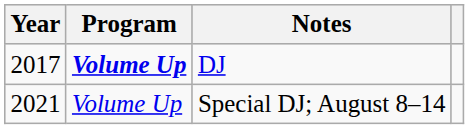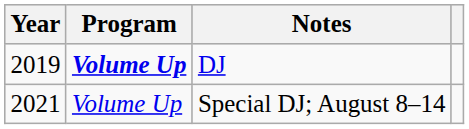(35, 63) 2017 -> (35, 63) 2019
